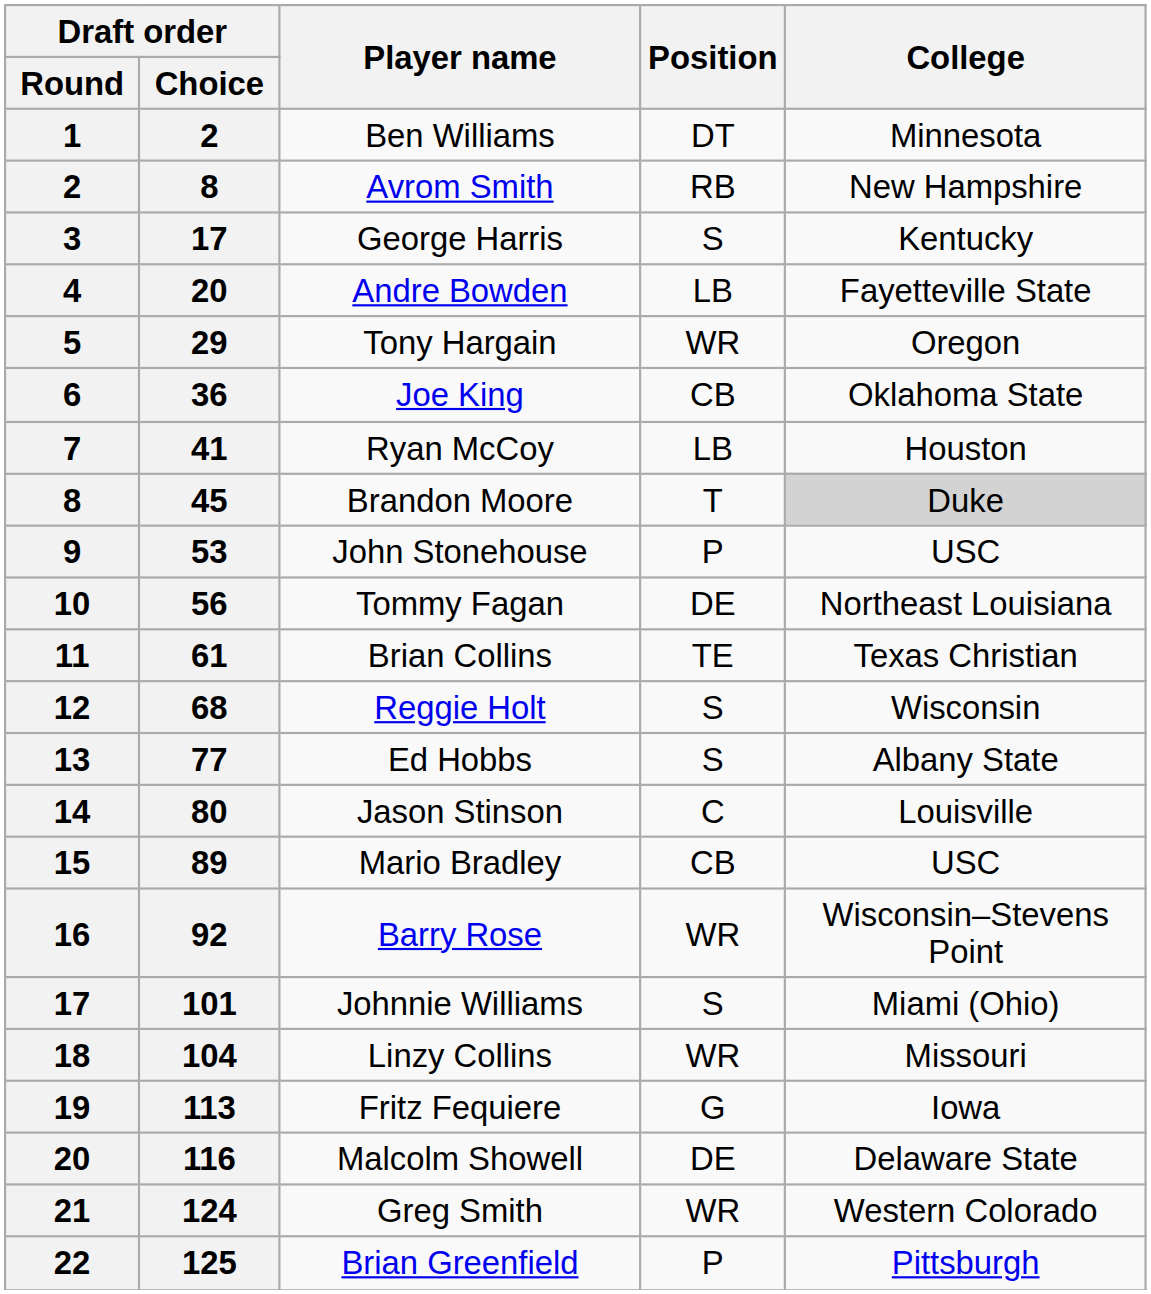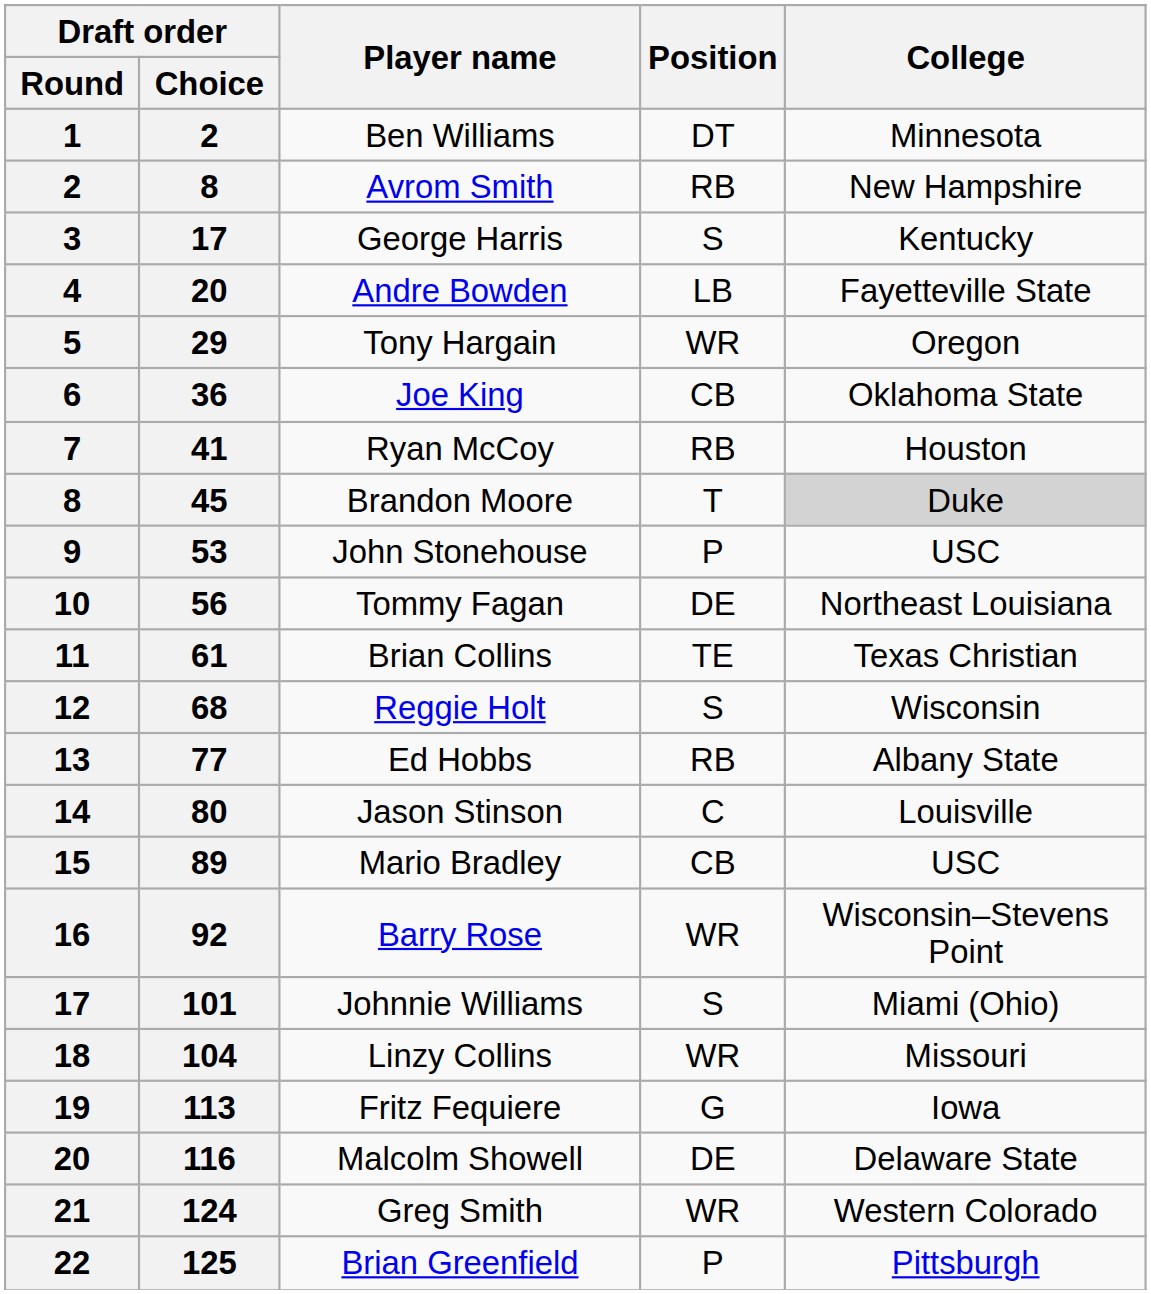(713, 447) LB -> (713, 447) RB
(713, 759) S -> (713, 759) RB
